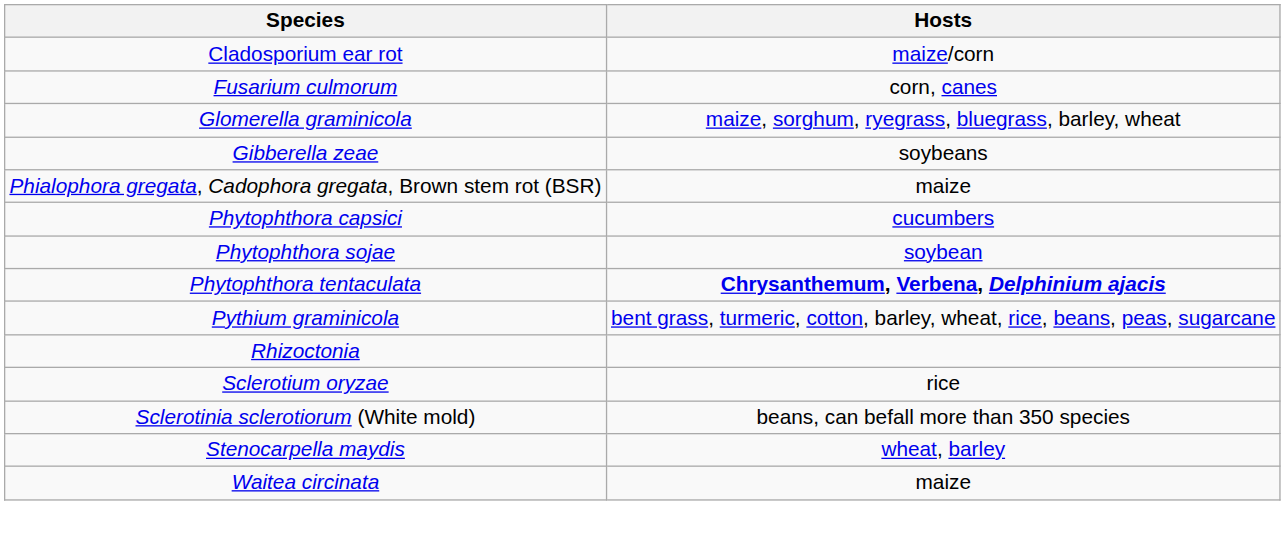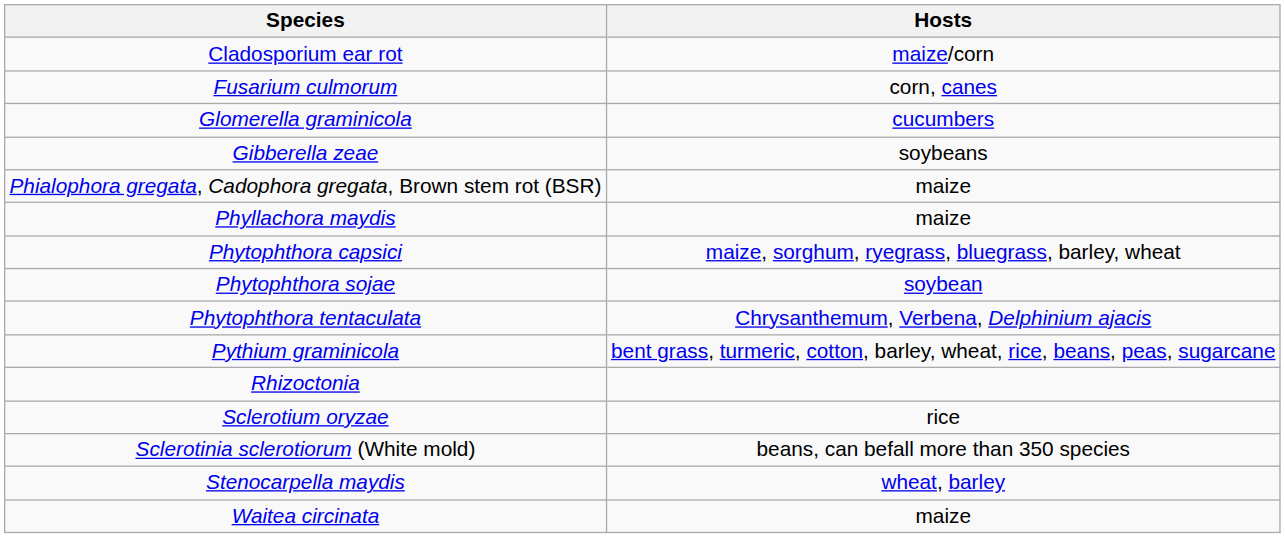(943, 119) maize, sorghum, ryegrass, bluegrass, barley, wheat -> (943, 119) cucumbers
+ row: (305, 218)
(943, 218) cucumbers -> (943, 251) maize, sorghum, ryegrass, bluegrass, barley, wheat
(943, 284) bold -> (943, 317) normal
